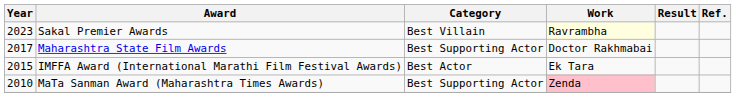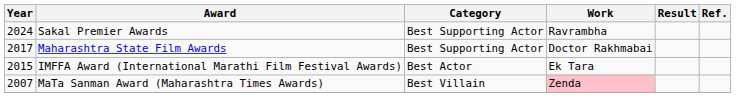(20, 31) 2023 -> (20, 31) 2024
(446, 31) Best Villain -> (475, 31) Best Supporting Actor
(578, 31) lightyellow background -> (578, 31) no background
(20, 84) 2010 -> (20, 84) 2007
(475, 84) Best Supporting Actor -> (446, 84) Best Villain
